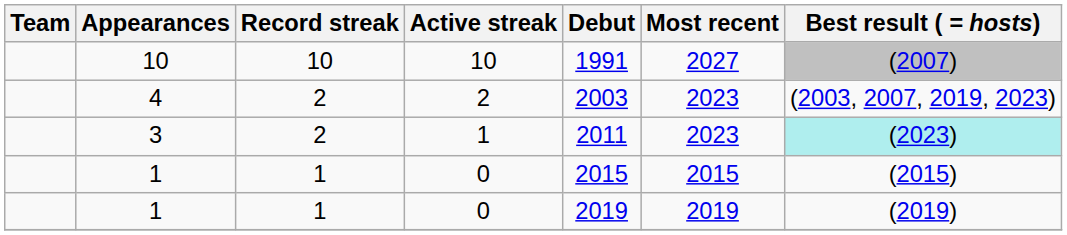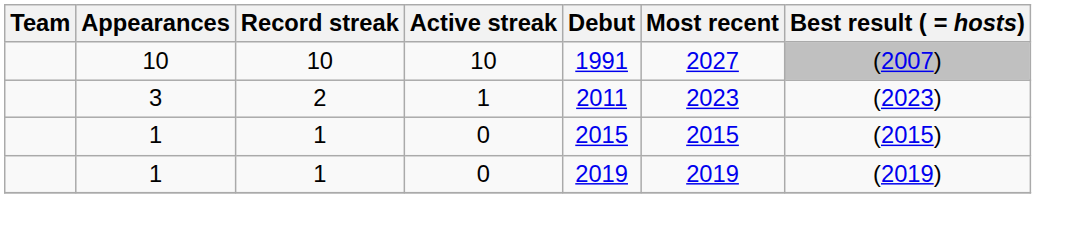- row: (156, 98)
(923, 135) paleturquoise background -> (907, 98) no background
